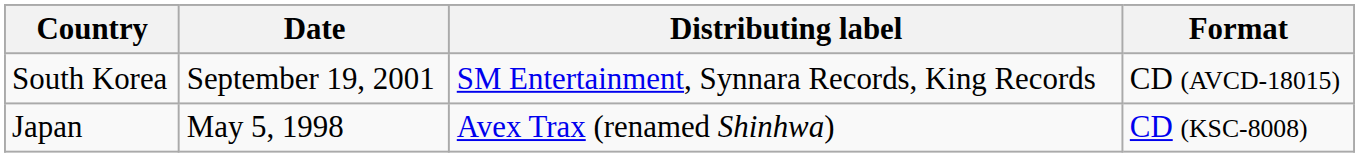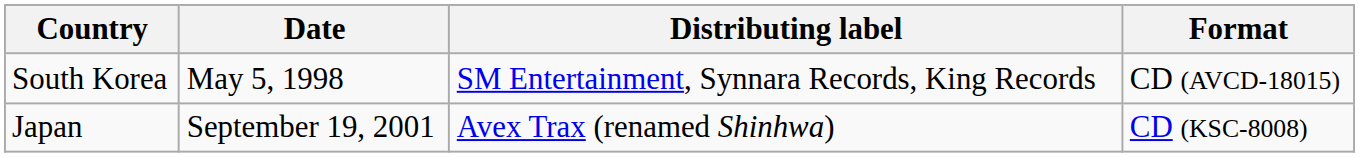(311, 77) September 19, 2001 -> (265, 77) May 5, 1998
(265, 126) May 5, 1998 -> (311, 126) September 19, 2001
